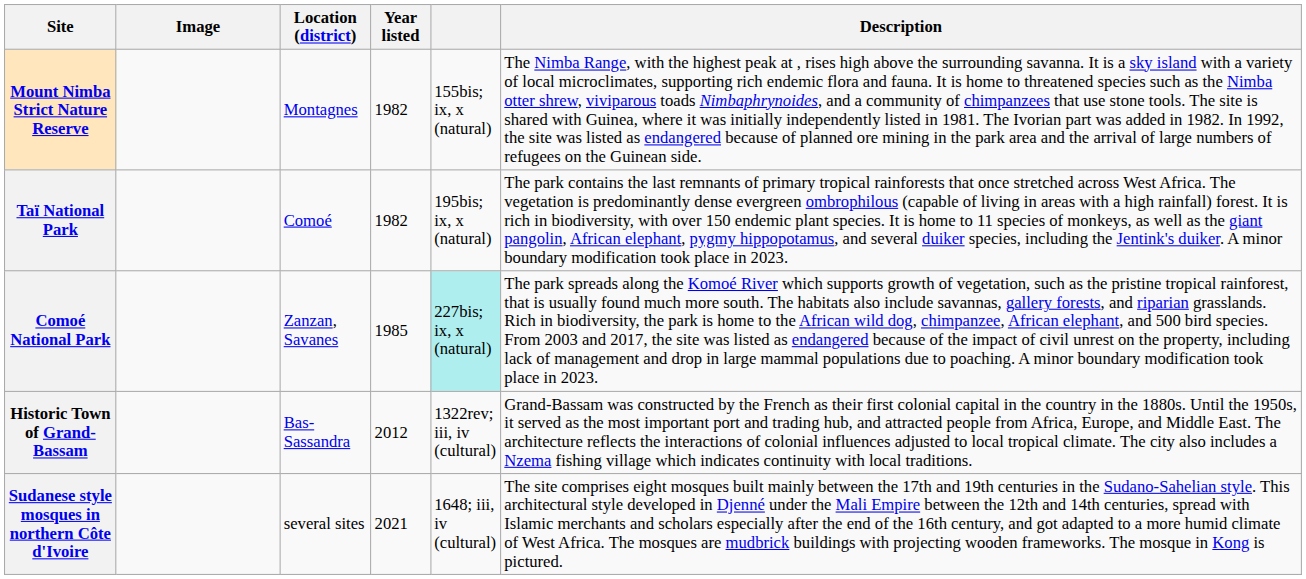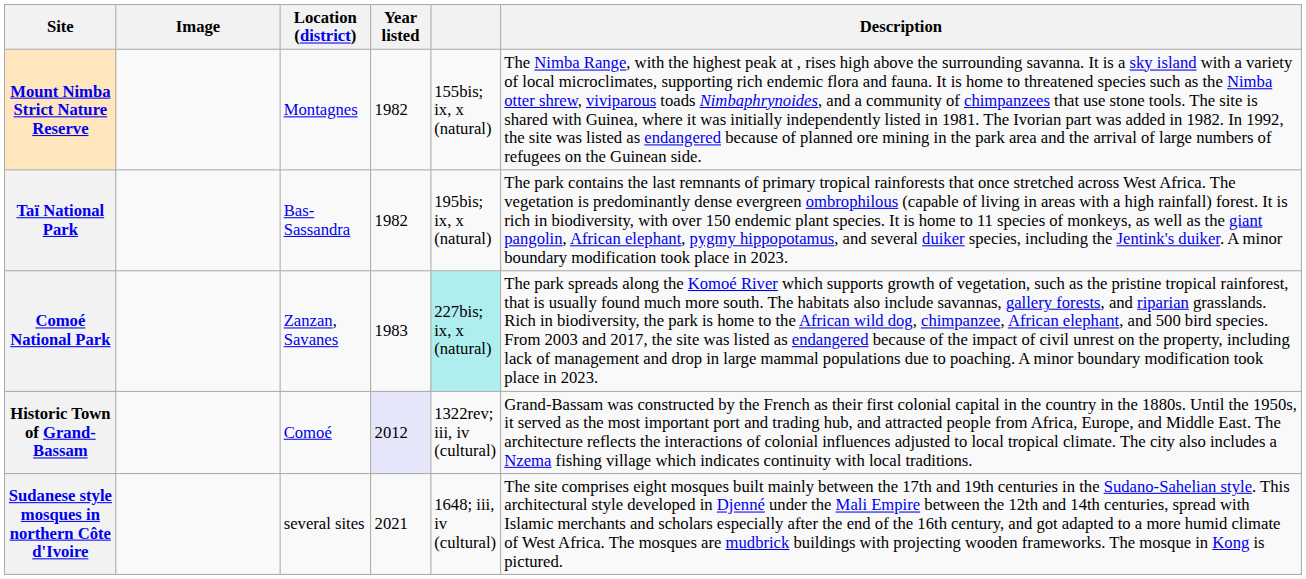(308, 220) Comoé -> (317, 220) Bas-Sassandra
(391, 330) 1985 -> (391, 330) 1983
(317, 432) Bas-Sassandra -> (308, 432) Comoé
(391, 432) no background -> (391, 432) lavender background
